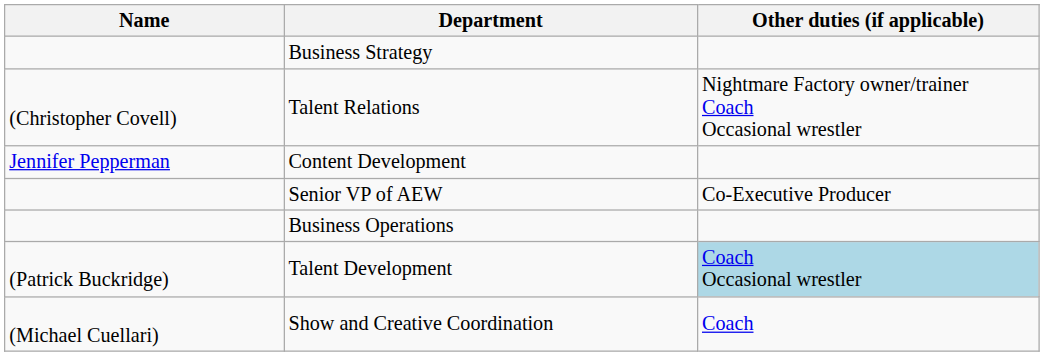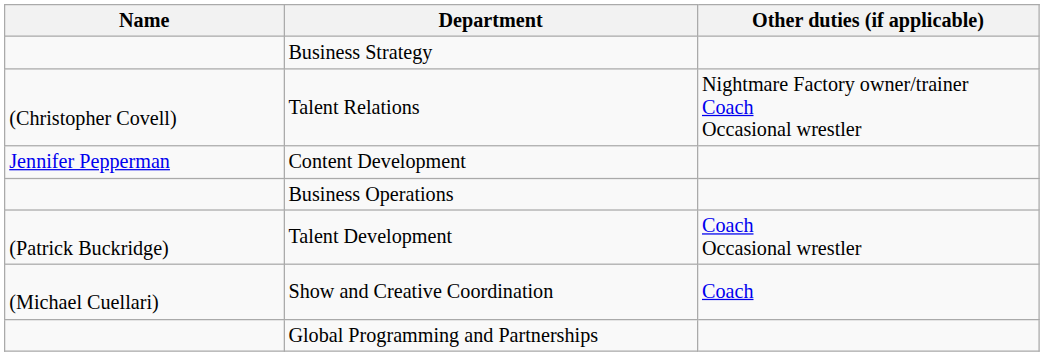- row: (365, 193)
(782, 269) lightblue background -> (782, 237) no background
+ row: (443, 335)
